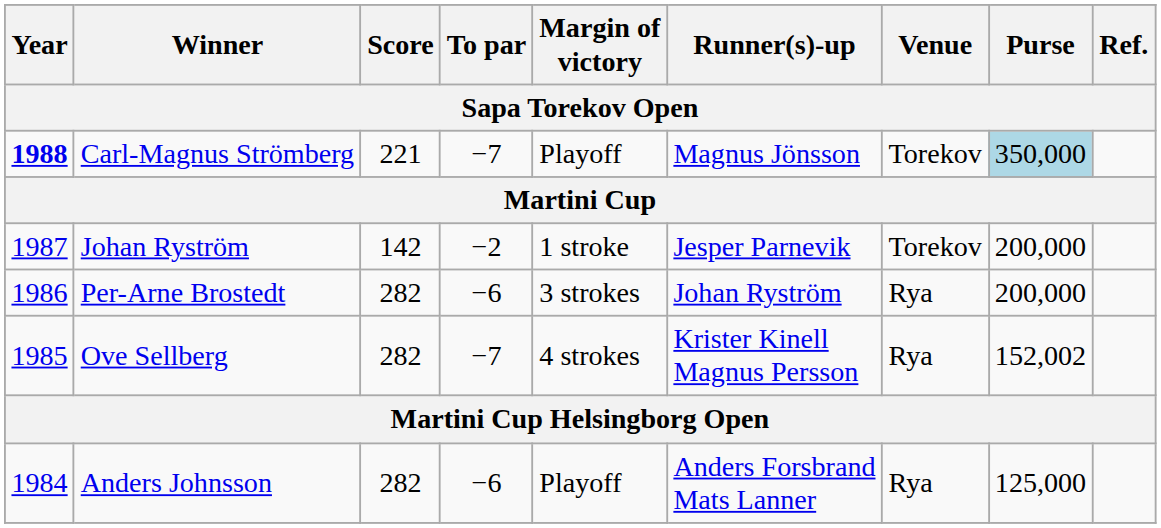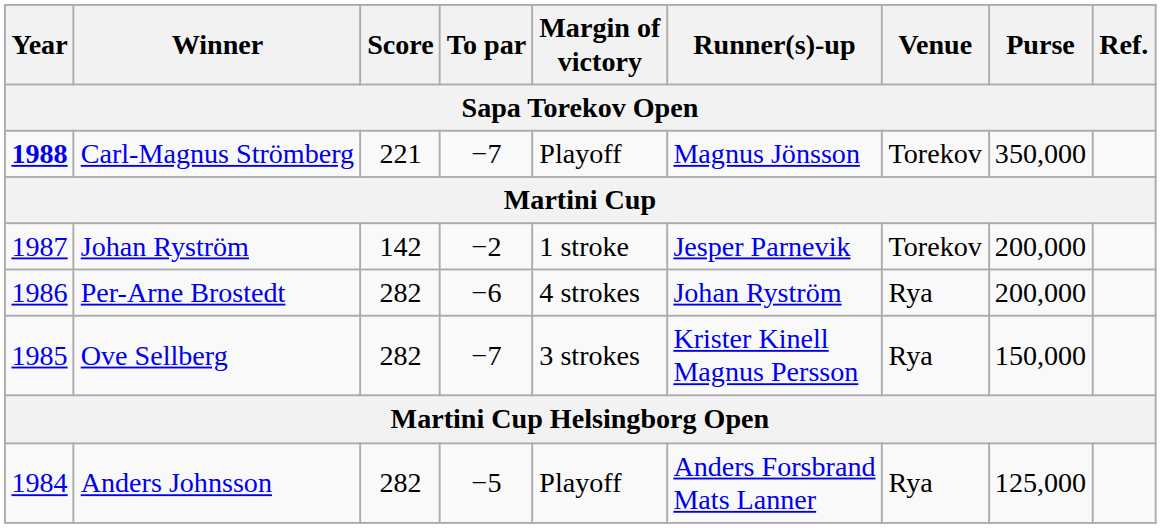(1041, 153) lightblue background -> (1041, 153) no background
(590, 292) 3 strokes -> (590, 292) 4 strokes
(590, 356) 4 strokes -> (590, 356) 3 strokes
(1041, 356) 152,002 -> (1041, 356) 150,000
(487, 482) −6 -> (487, 482) −5
